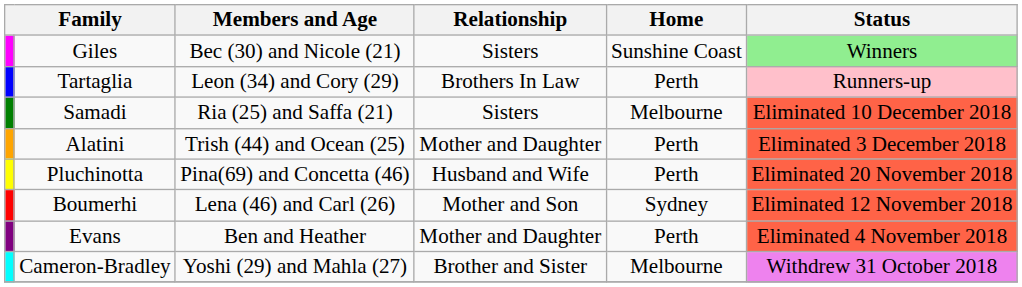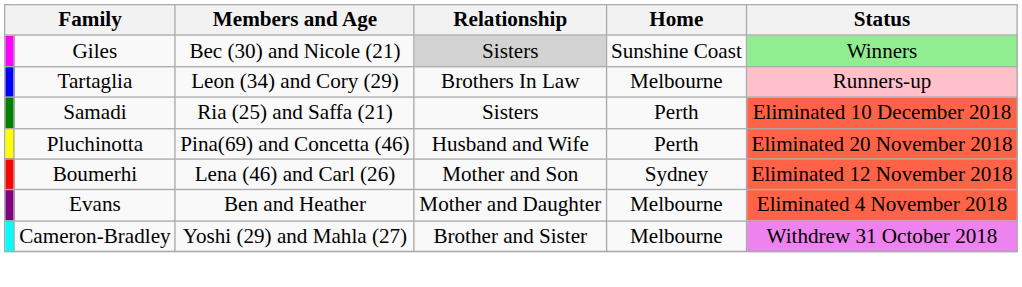(510, 50) no background -> (510, 50) lightgrey background
(676, 81) Perth -> (676, 81) Melbourne
(676, 112) Melbourne -> (676, 112) Perth
- row: (95, 143)
(676, 235) Perth -> (676, 205) Melbourne
